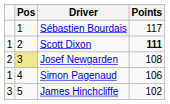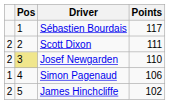(9, 44) 1 -> (9, 44) 2
(154, 44) bold -> (155, 44) normal
(154, 60) 108 -> (154, 60) 110
(9, 92) 3 -> (9, 92) 2
